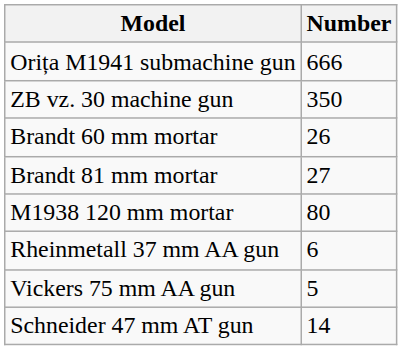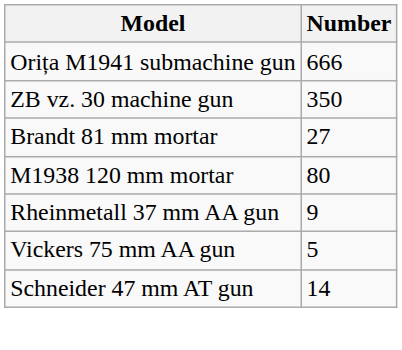- row: (114, 136)
(313, 250) 6 -> (313, 212) 9
